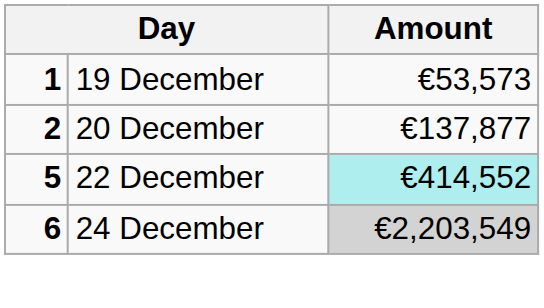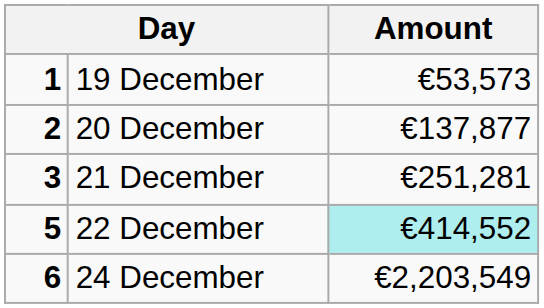+ row: (170, 178)
(453, 228) lightgrey background -> (453, 278) no background
